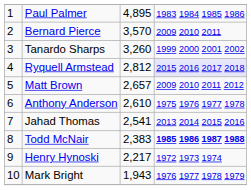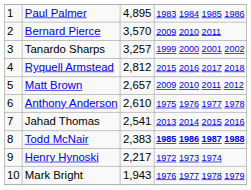(137, 49) 3,260 -> (137, 49) 3,257
(200, 67) lavender background -> (200, 67) no background
